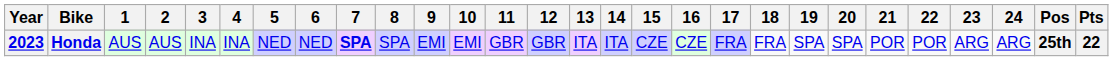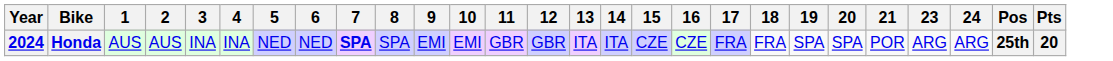- column: (930, 18)
(26, 43) 2023 -> (26, 43) 2024
(1091, 43) 22 -> (1049, 43) 20
